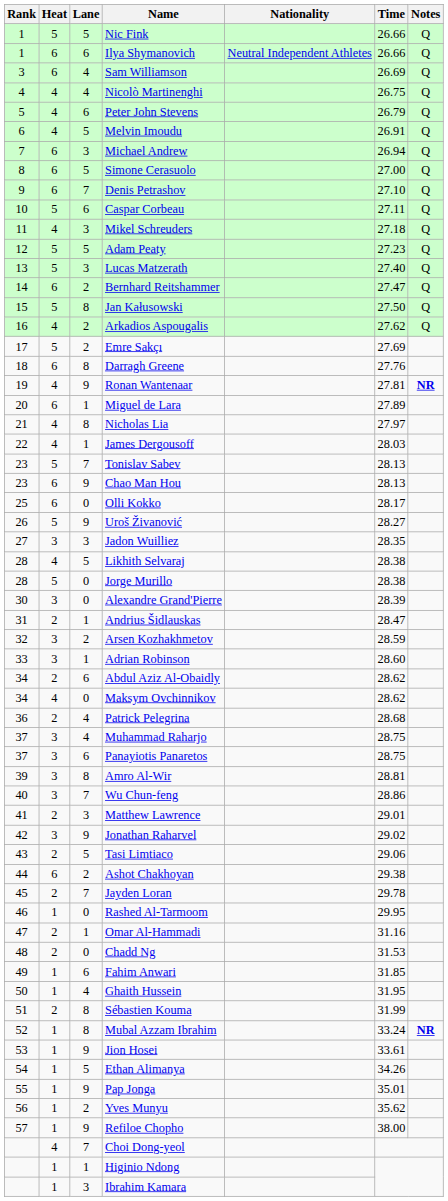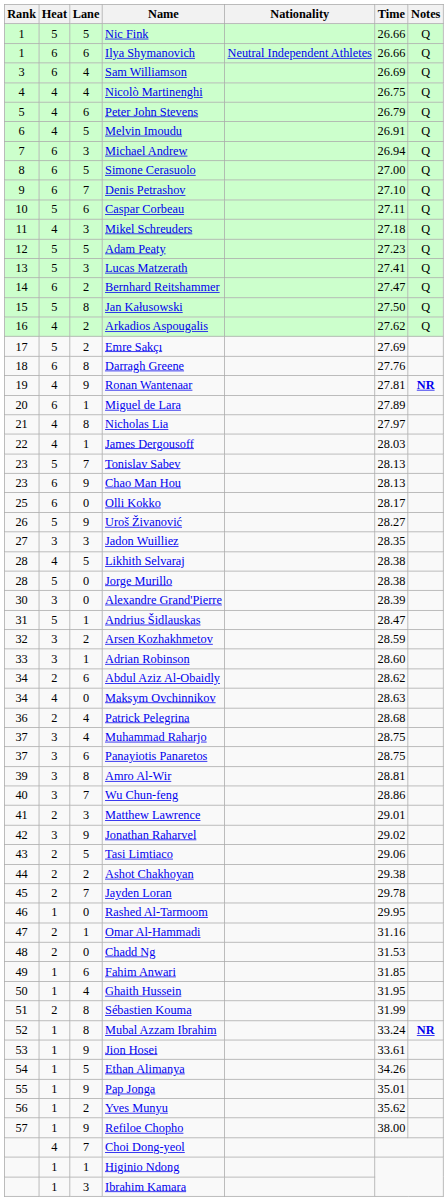(391, 268) 27.40 -> (391, 268) 27.41
(54, 619) 2 -> (54, 619) 5
(391, 698) 28.62 -> (391, 698) 28.63
(54, 873) 6 -> (54, 873) 2
